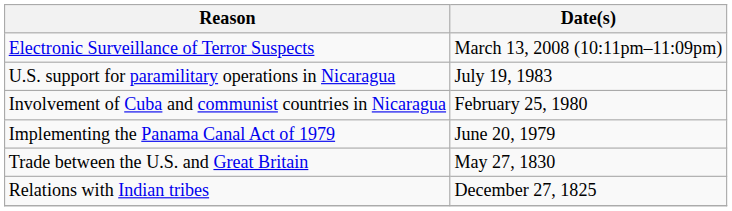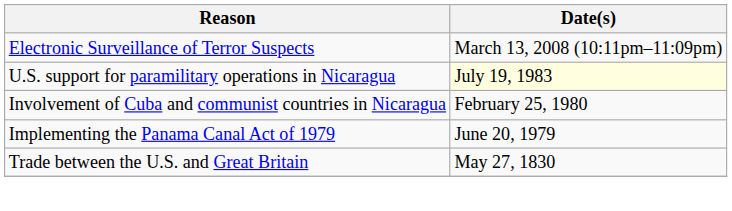(503, 76) no background -> (503, 76) lightyellow background
- row: (109, 190)
